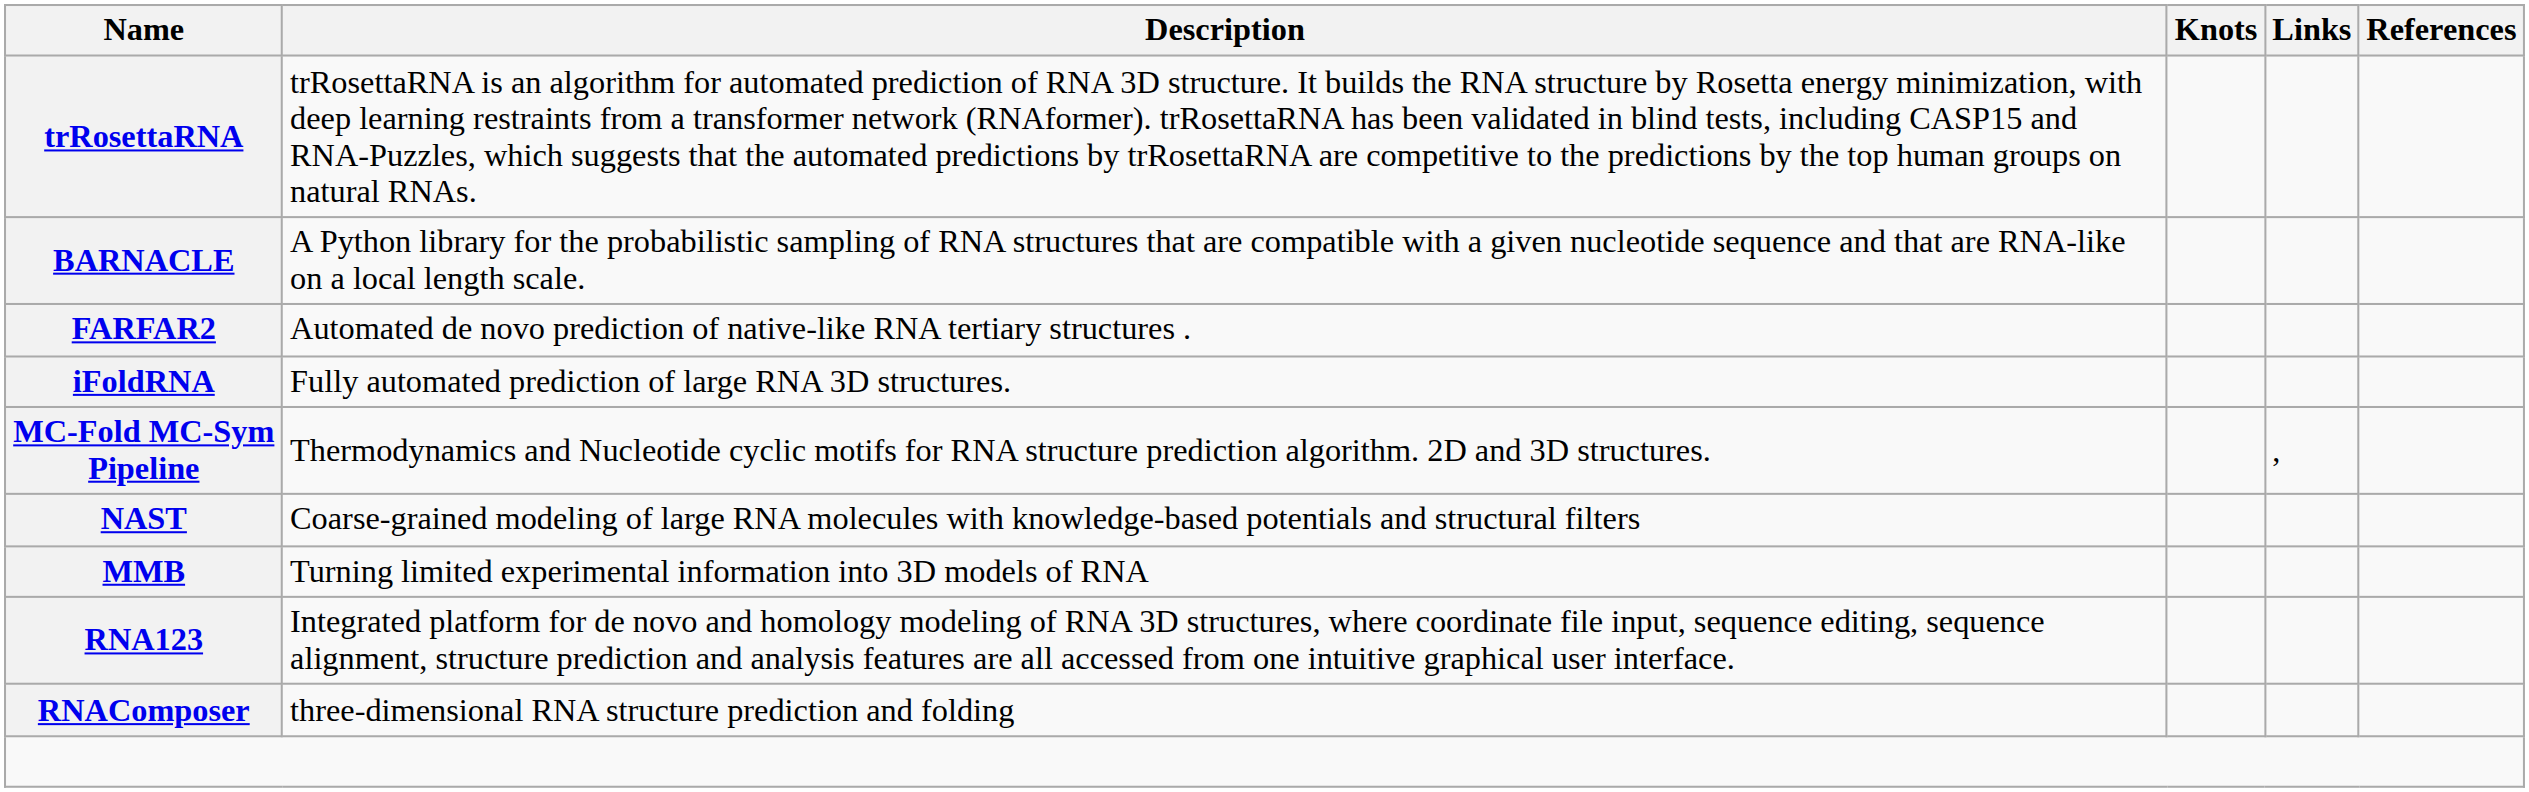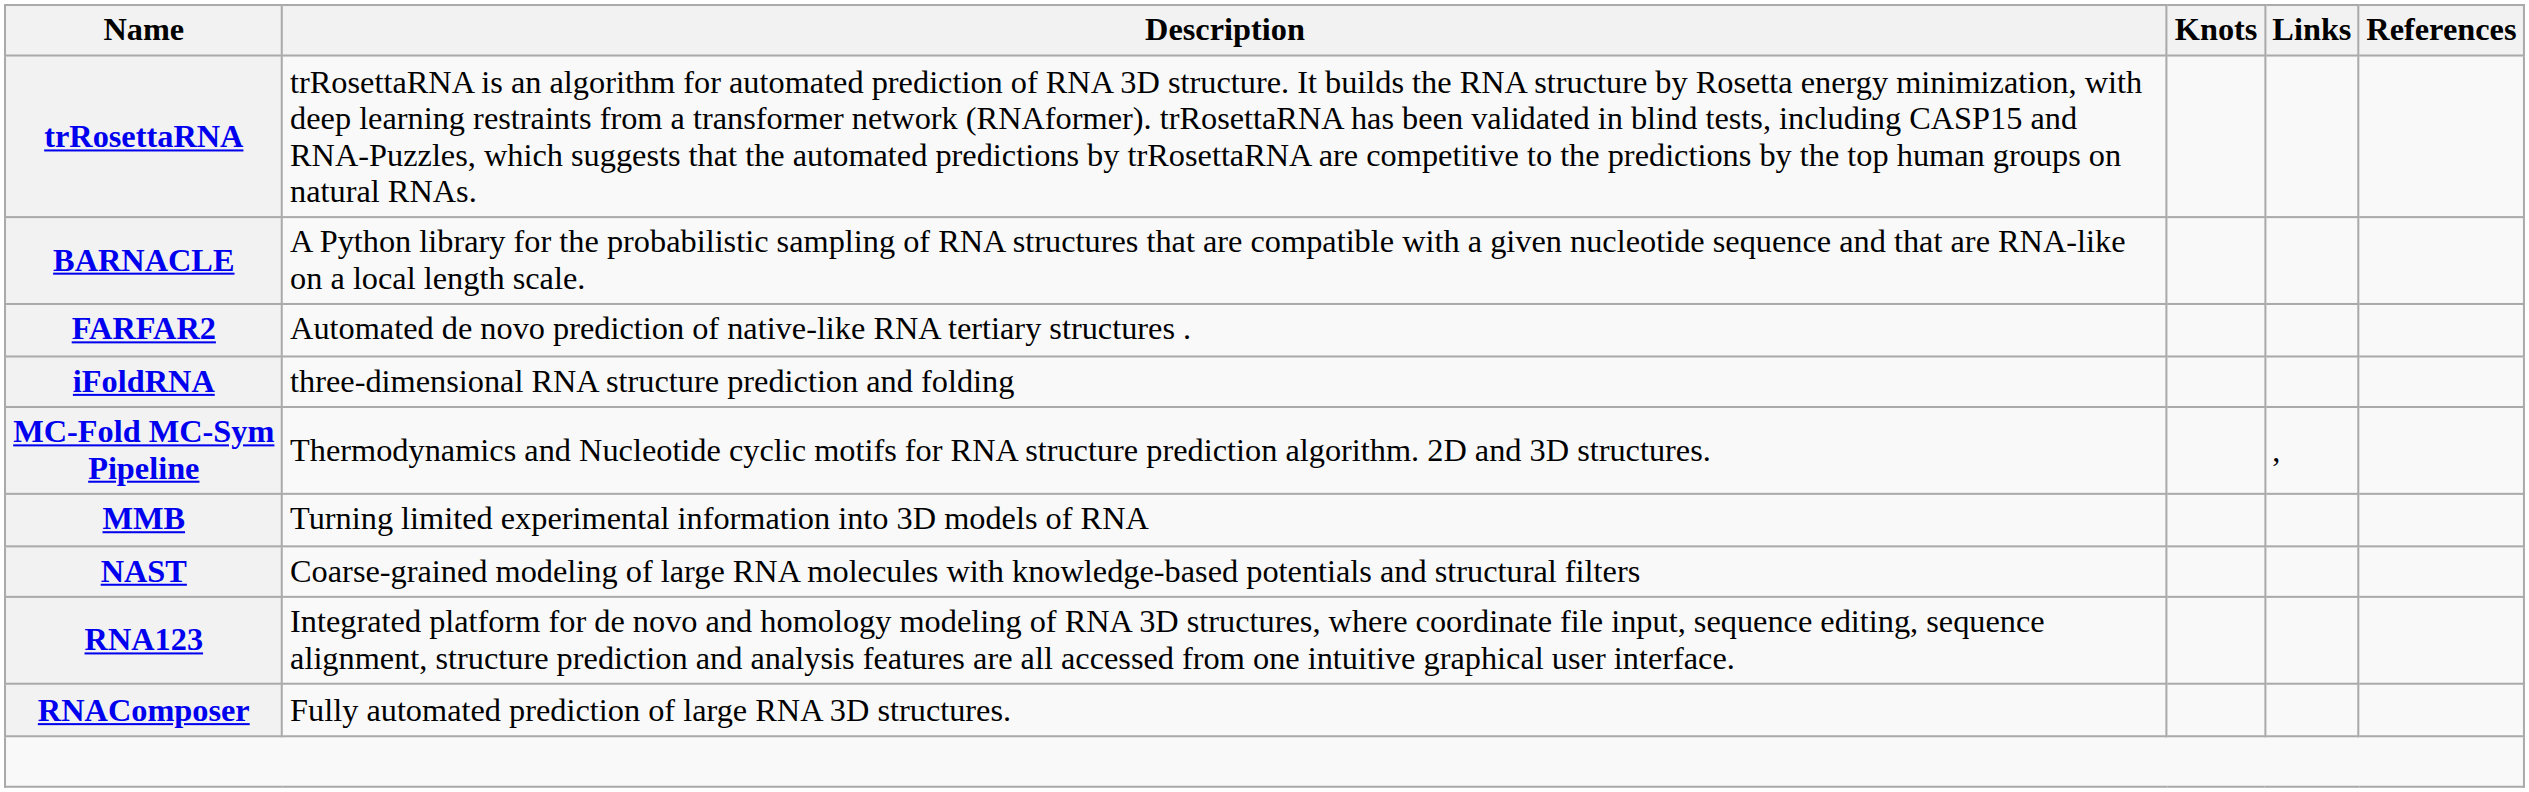(651, 380) Fully automated prediction of large RNA 3D structures. -> (652, 380) three-dimensional RNA structure prediction and folding
rows swapped: (144, 519) <-> (144, 570)
(652, 709) three-dimensional RNA structure prediction and folding -> (651, 709) Fully automated prediction of large RNA 3D structures.
